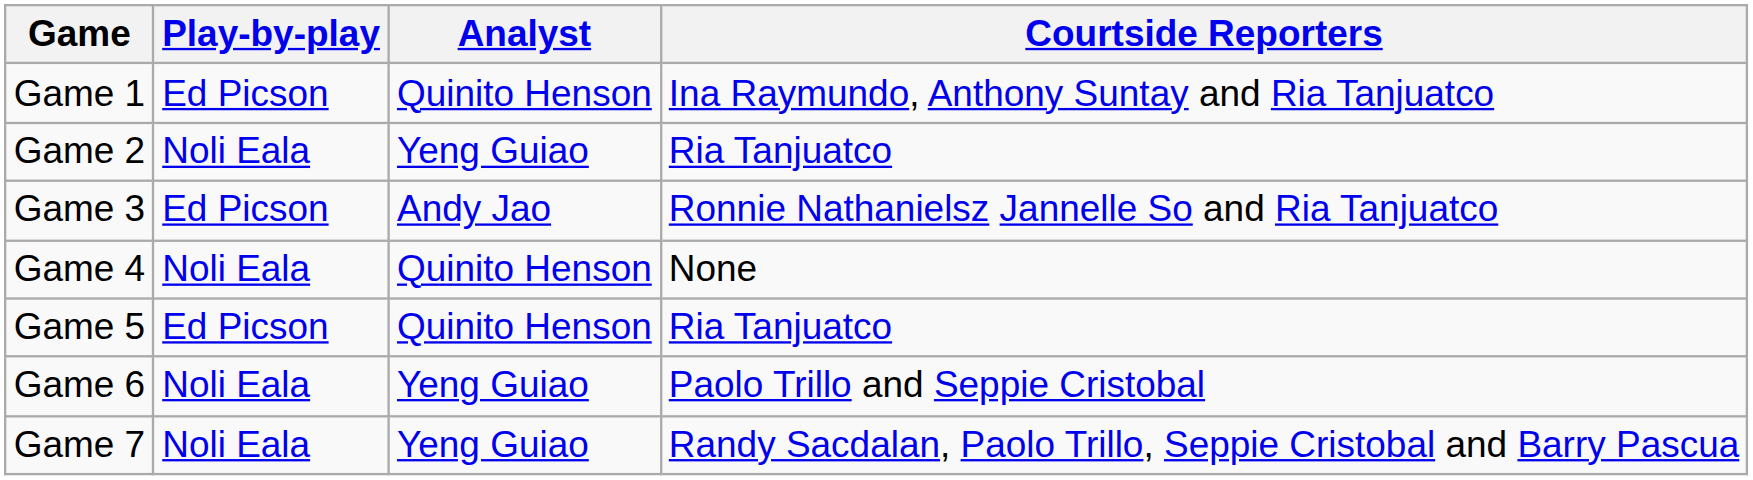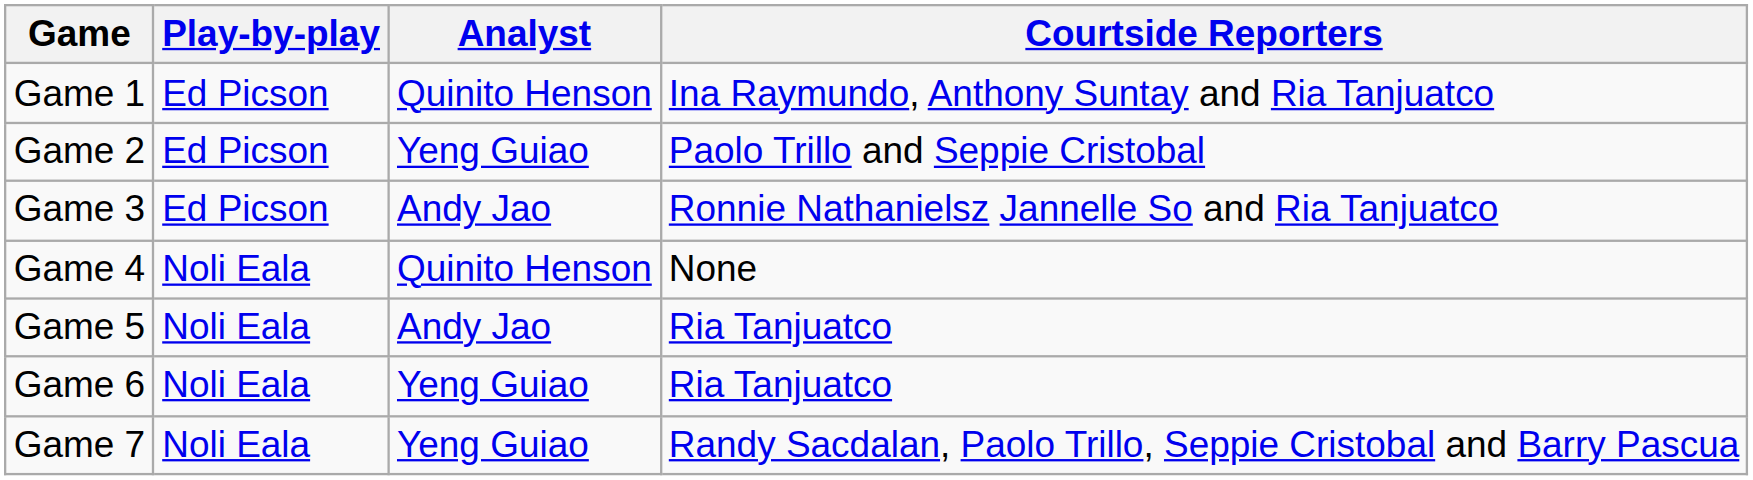(236, 151) Noli Eala -> (245, 151) Ed Picson
(780, 151) Ria Tanjuatco -> (937, 151) Paolo Trillo and Seppie Cristobal
(245, 326) Ed Picson -> (236, 326) Noli Eala
(524, 326) Quinito Henson -> (474, 326) Andy Jao
(937, 385) Paolo Trillo and Seppie Cristobal -> (780, 385) Ria Tanjuatco
